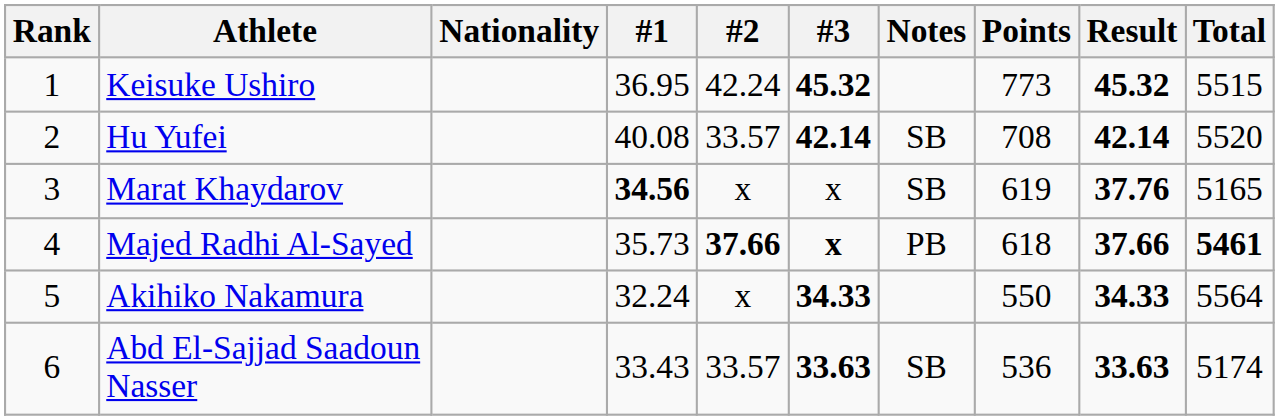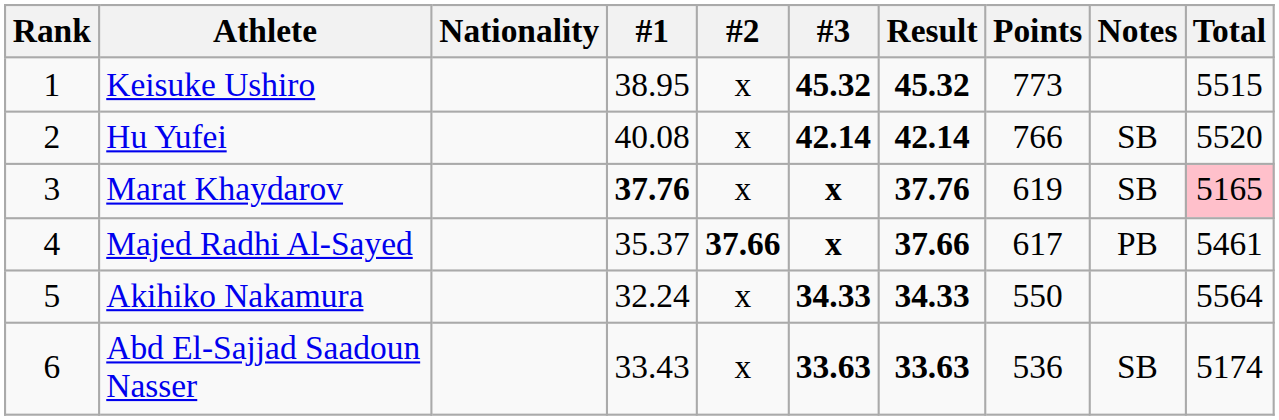columns swapped: (1132, 31) <-> (926, 31)
(652, 84) 36.95 -> (652, 84) 38.95
(743, 84) 42.24 -> (743, 84) x
(743, 137) 33.57 -> (743, 137) x
(1026, 137) 708 -> (1038, 137) 766
(652, 190) 34.56 -> (652, 190) 37.76
(833, 190) normal -> (833, 190) bold
(1229, 190) no background -> (1229, 190) pink background
(652, 243) 35.73 -> (652, 243) 35.37
(1026, 243) 618 -> (1038, 243) 617
(1229, 243) bold -> (1229, 243) normal
(743, 368) 33.57 -> (743, 368) x
